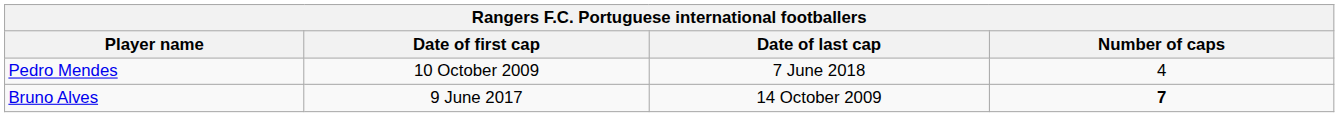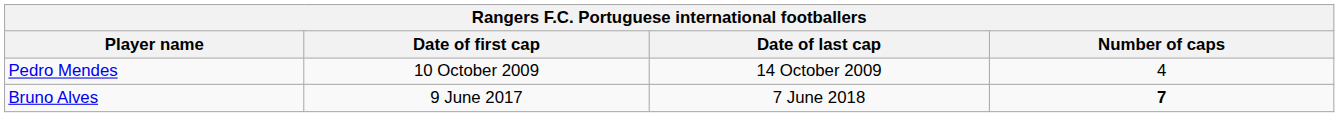(819, 71) 7 June 2018 -> (819, 71) 14 October 2009
(819, 97) 14 October 2009 -> (819, 97) 7 June 2018
